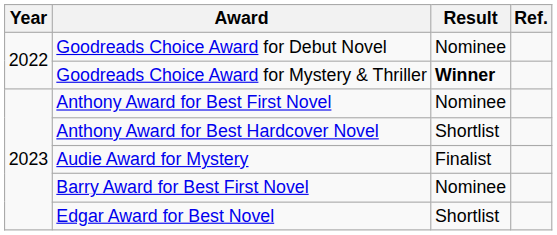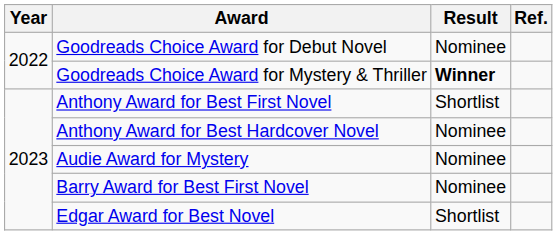(471, 103) Nominee -> (467, 103) Shortlist
(467, 131) Shortlist -> (471, 131) Nominee
(463, 159) Finalist -> (471, 159) Nominee
